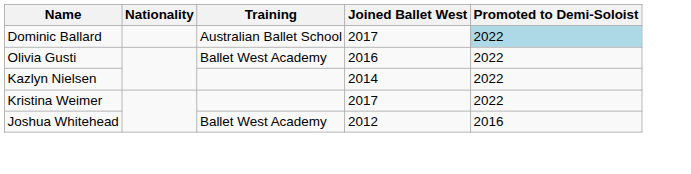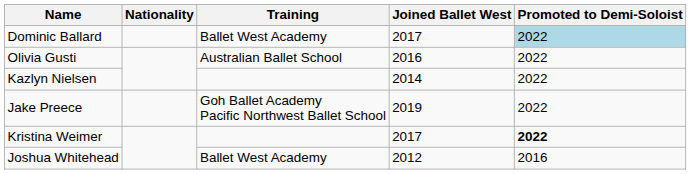(271, 36) Australian Ballet School -> (263, 36) Ballet West Academy
(263, 57) Ballet West Academy -> (271, 57) Australian Ballet School
+ row: (45, 107)
(488, 100) normal -> (533, 136) bold
